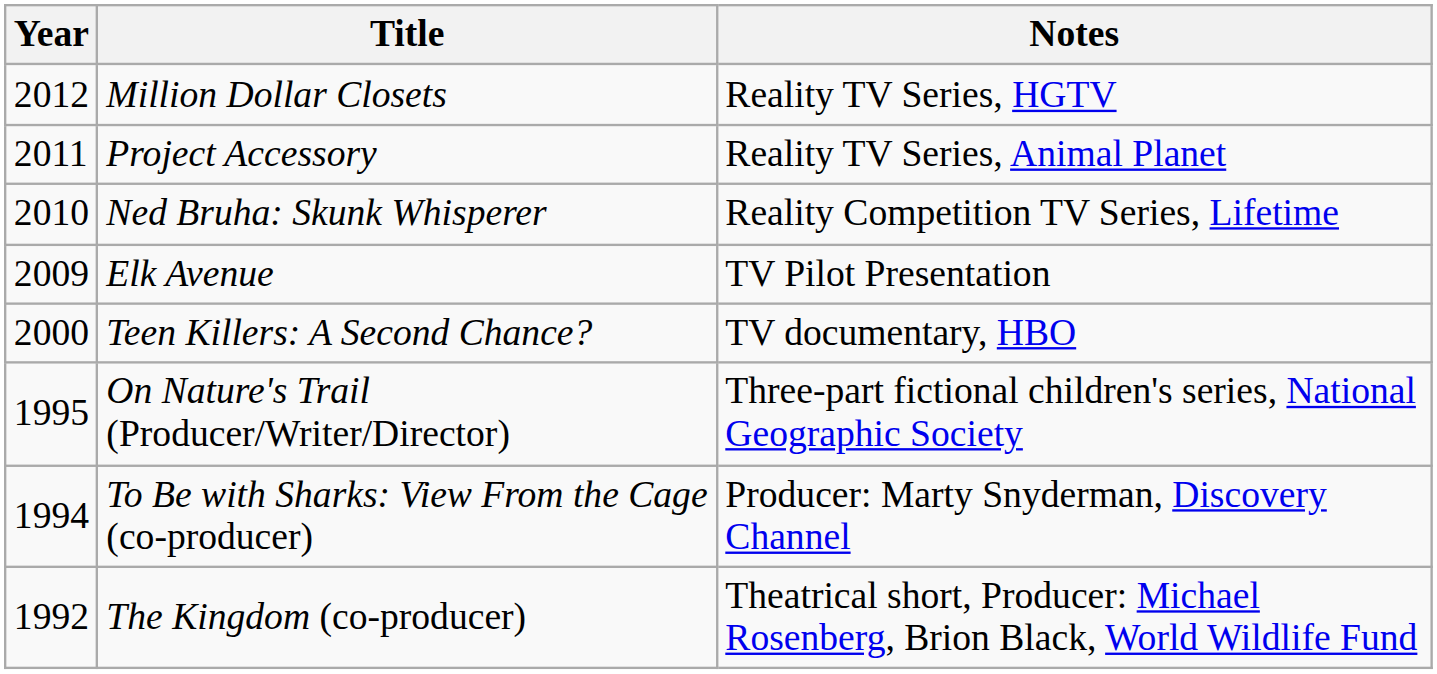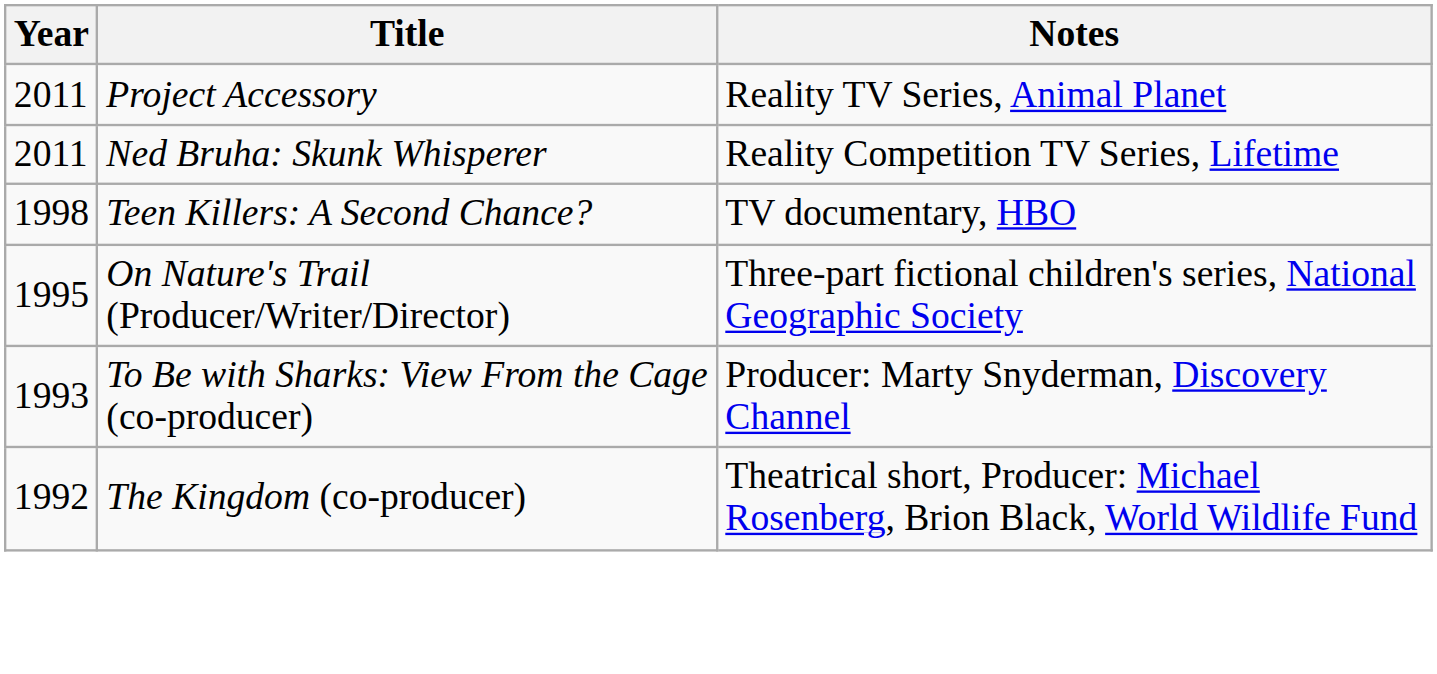- row: (277, 93)
(51, 213) 2010 -> (51, 153) 2011
- row: (190, 272)
(51, 332) 2000 -> (51, 213) 1998
(51, 515) 1994 -> (51, 395) 1993
